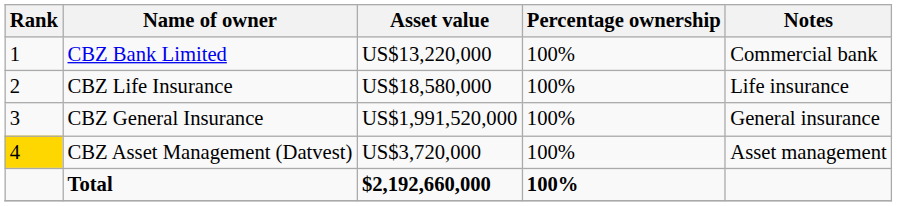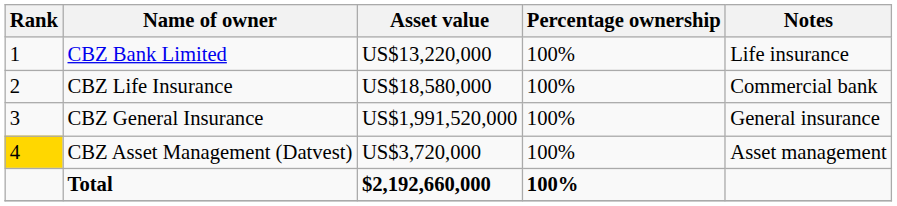(804, 53) Commercial bank -> (790, 53) Life insurance
(790, 86) Life insurance -> (804, 86) Commercial bank
